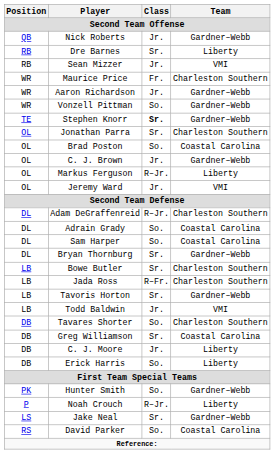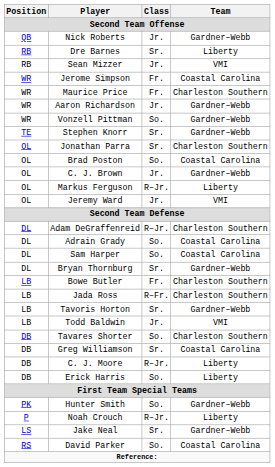+ row: (95, 79)
(157, 120) bold -> (157, 133) normal
(157, 269) Sr. -> (157, 282) Fr.
(157, 350) Jr. -> (157, 364) R–Jr.
